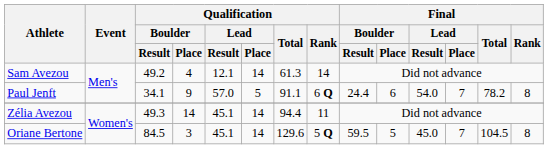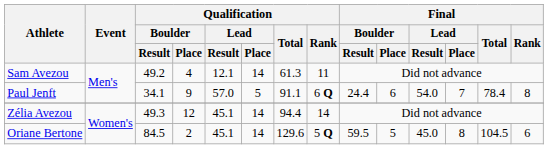(323, 73) 14 -> (323, 73) 11
(494, 93) 78.2 -> (494, 93) 78.4
(189, 113) 14 -> (189, 113) 12
(323, 113) 11 -> (323, 113) 14
(189, 133) 3 -> (189, 133) 2
(462, 133) 7 -> (462, 133) 8
(527, 133) 8 -> (527, 133) 6
